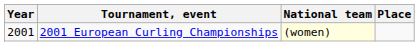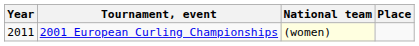(21, 32) 2001 -> (21, 32) 2011
